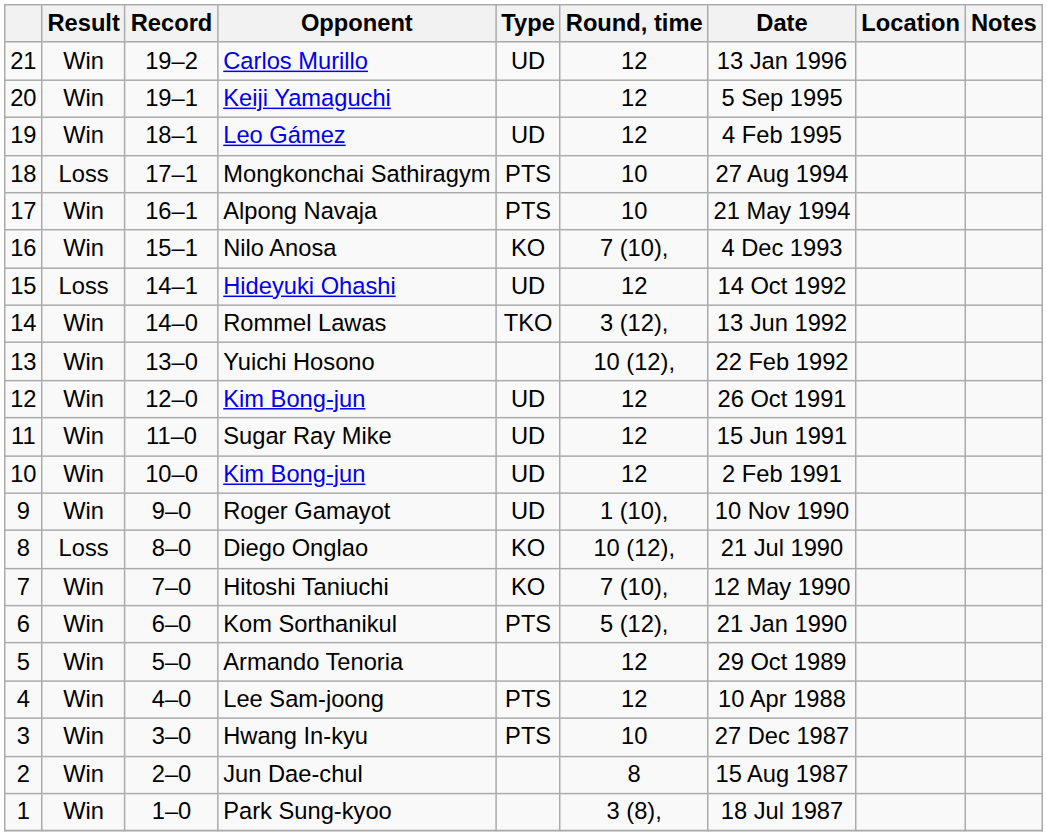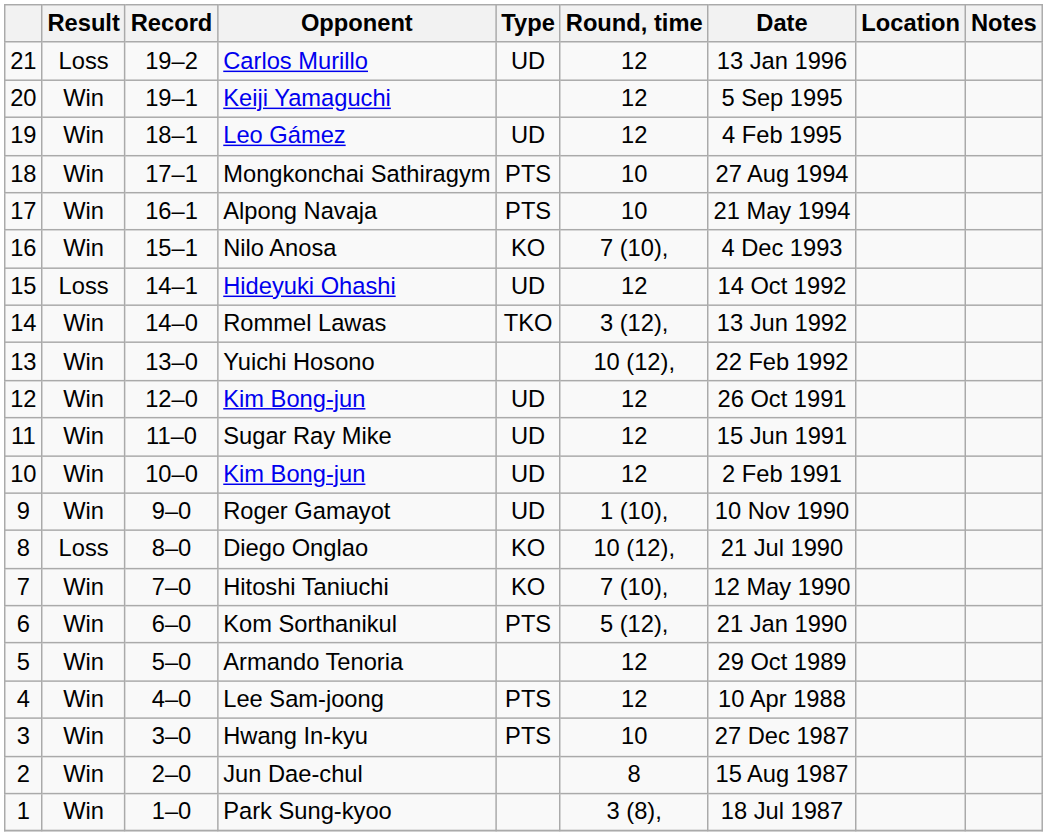(84, 60) Win -> (84, 60) Loss
(84, 173) Loss -> (84, 173) Win
